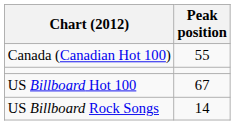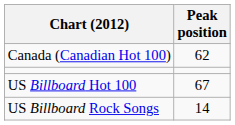(202, 55) 55 -> (202, 55) 62
